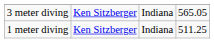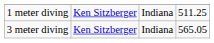rows swapped: (38, 29) <-> (38, 12)
